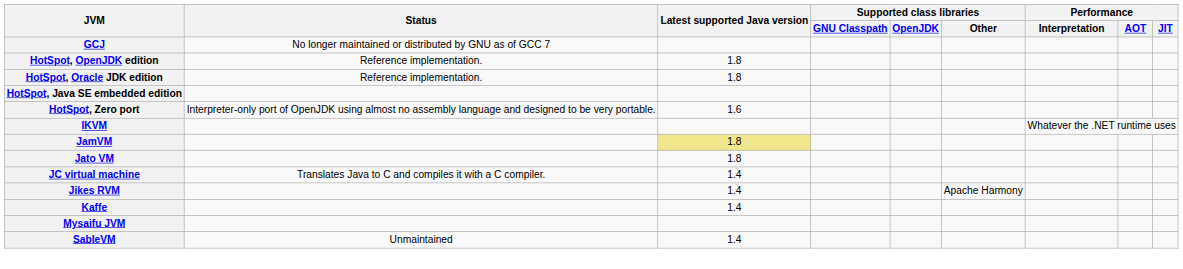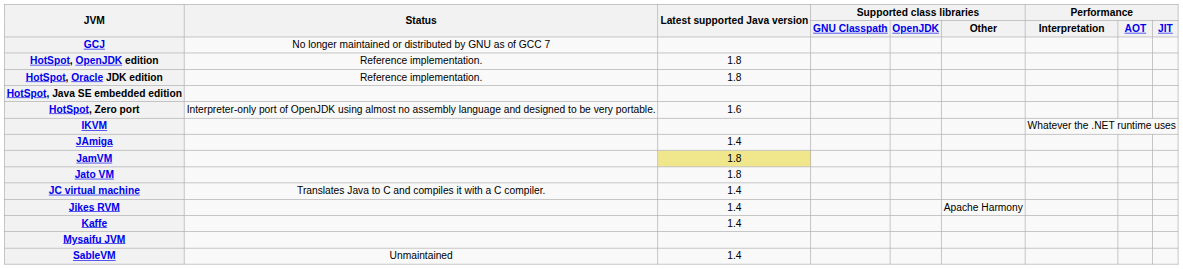+ row: (94, 142)
